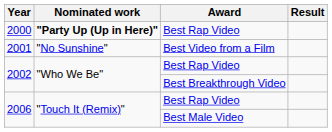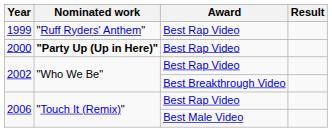+ row: (19, 30)
- row: (19, 48)
